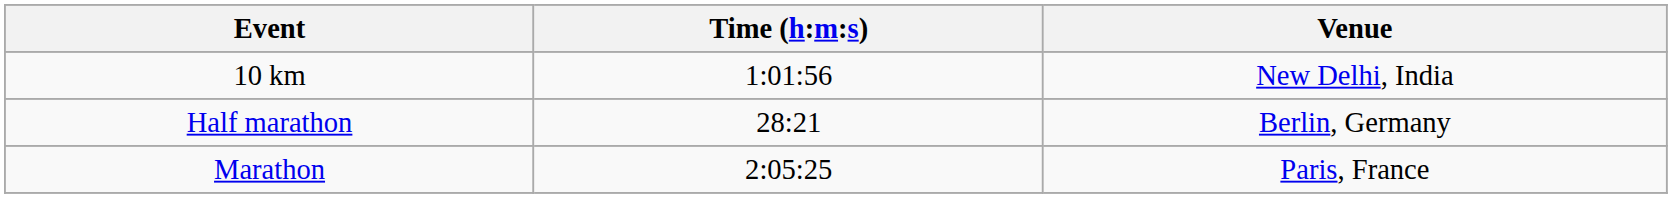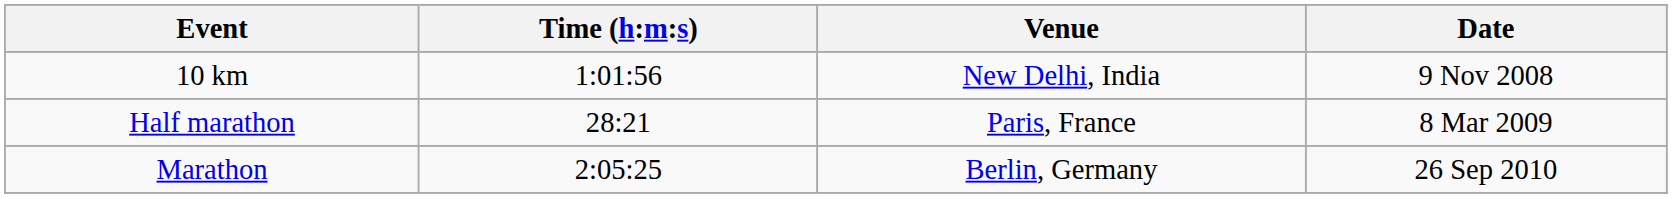+ column: (1486, 28)
(1355, 122) Berlin, Germany -> (1061, 122) Paris, France
(1355, 169) Paris, France -> (1061, 169) Berlin, Germany
